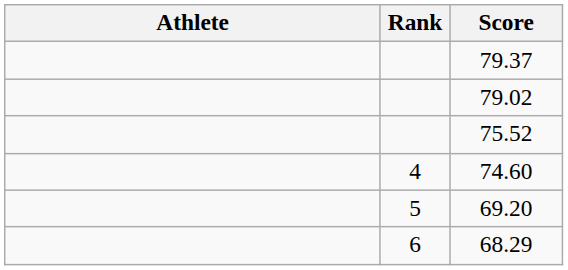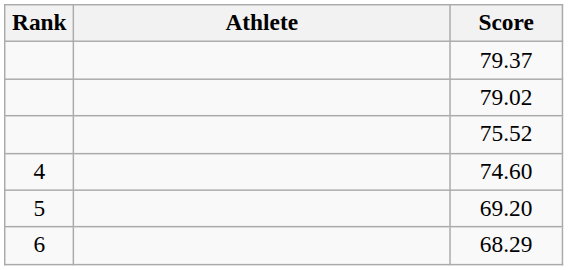columns swapped: (415, 23) <-> (193, 23)
